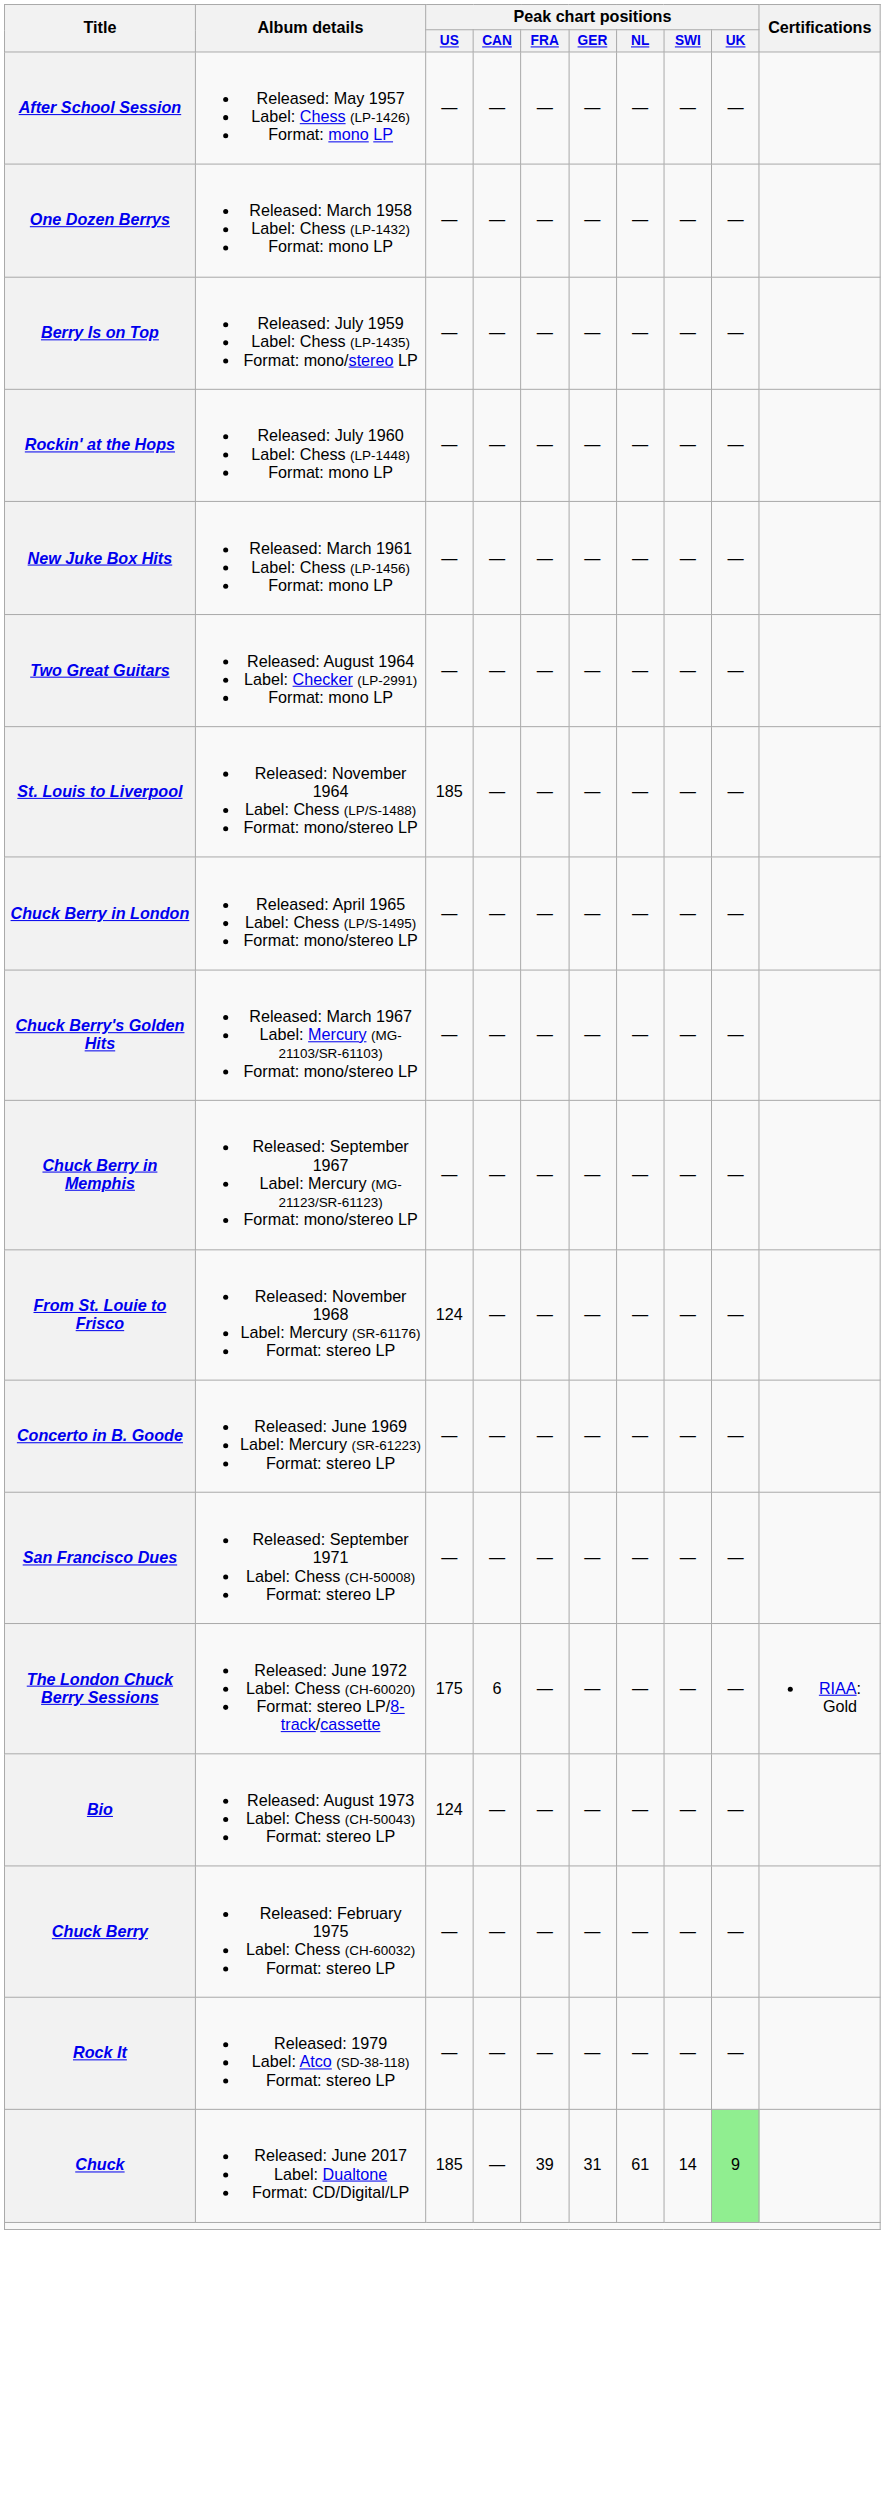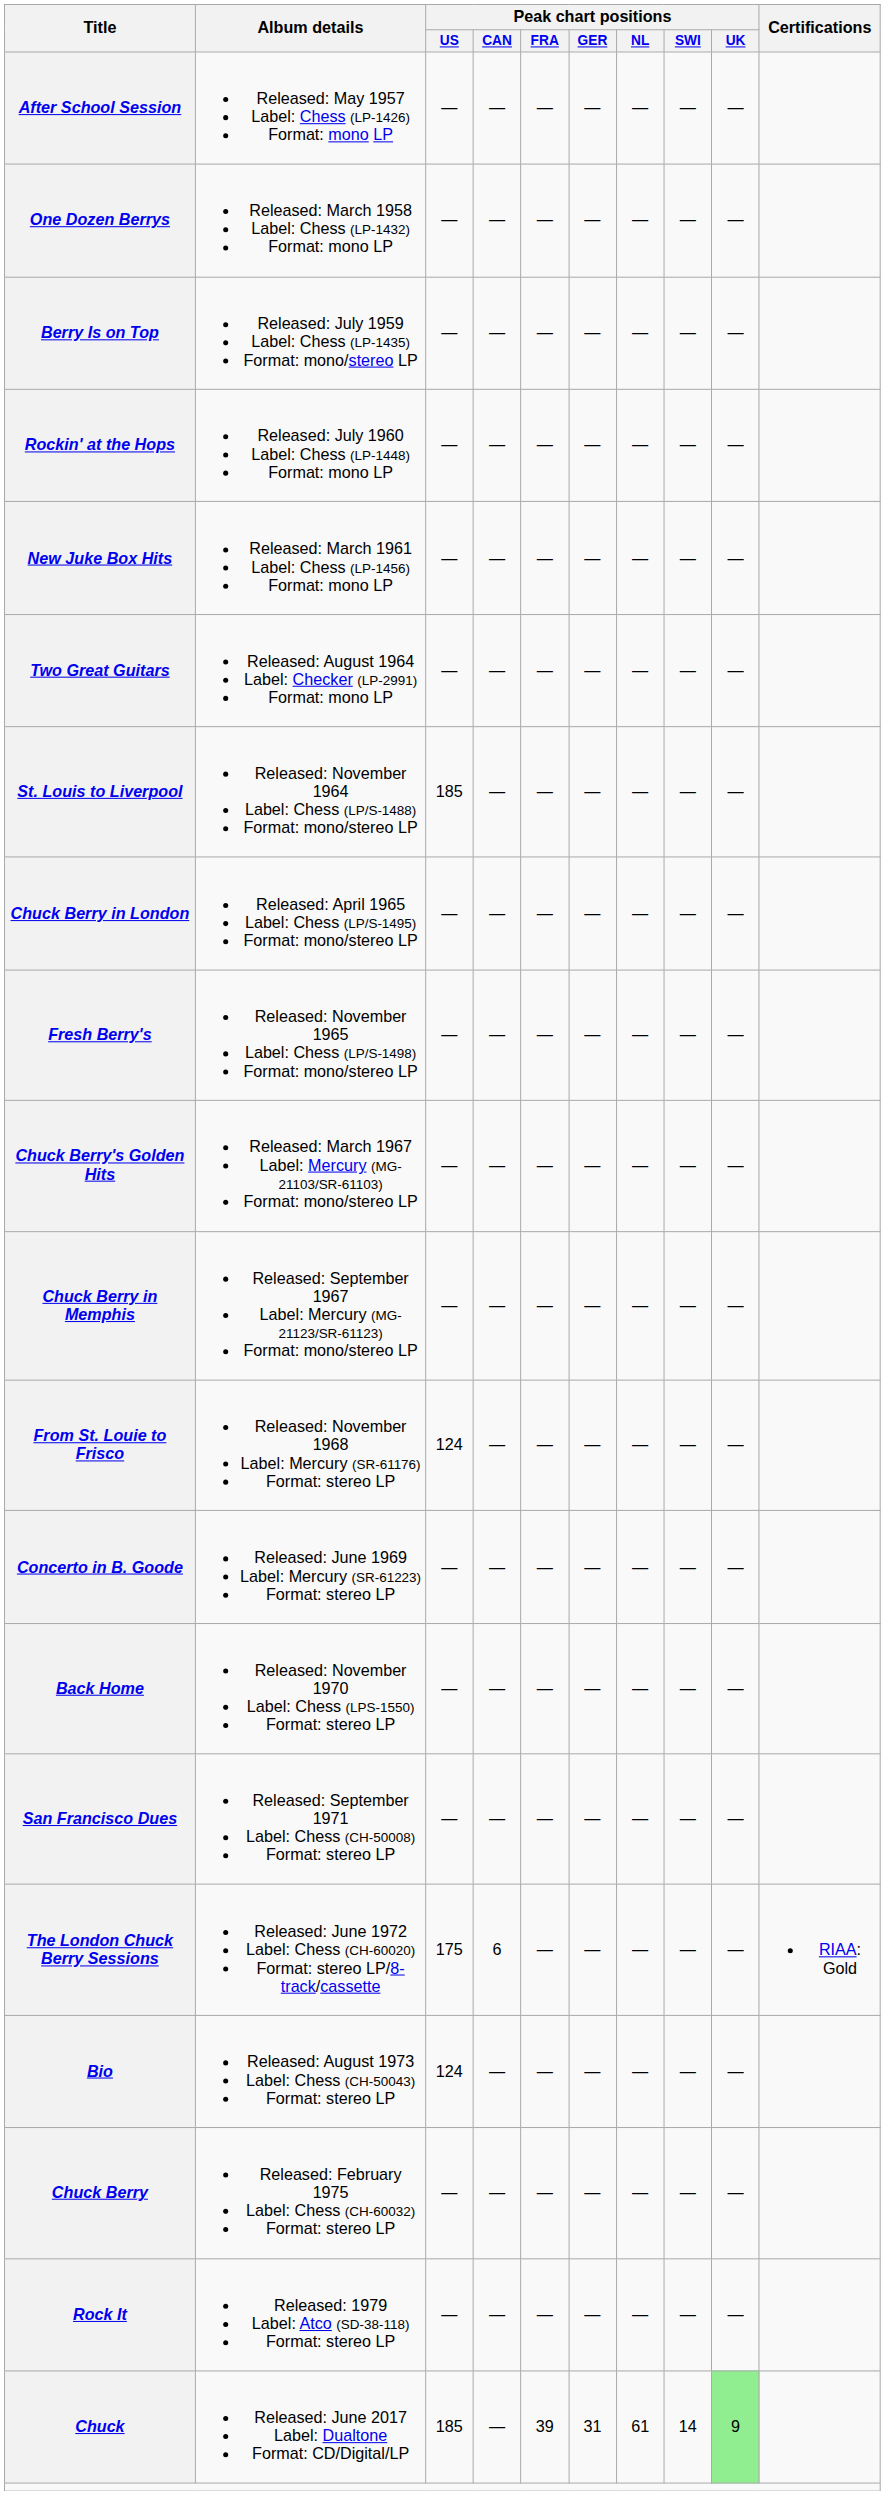+ row: (100, 1035)
+ row: (100, 1688)
